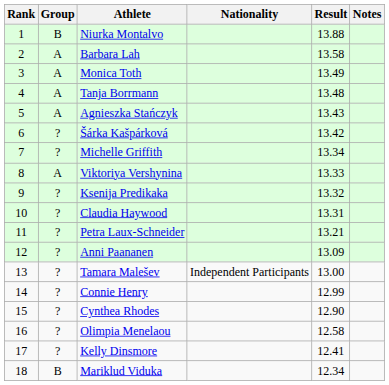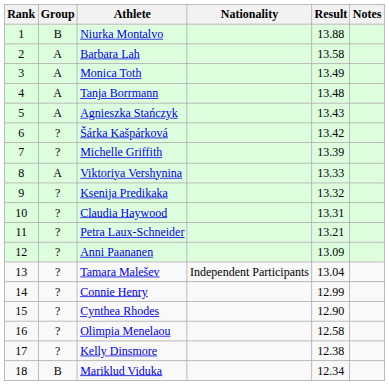(331, 153) 13.34 -> (331, 153) 13.39
(331, 271) 13.00 -> (331, 271) 13.04
(331, 351) 12.41 -> (331, 351) 12.38
